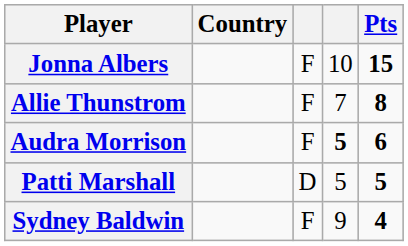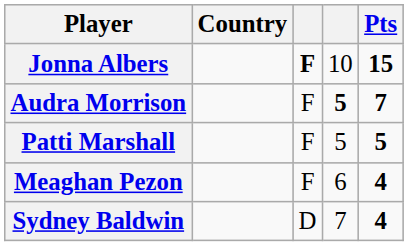(308, 63) normal -> (308, 63) bold
- row: (98, 102)
(381, 142) 6 -> (381, 102) 7
(308, 181) D -> (308, 142) F
+ row: (98, 181)
(308, 220) F -> (308, 220) D
(340, 220) 9 -> (340, 220) 7
